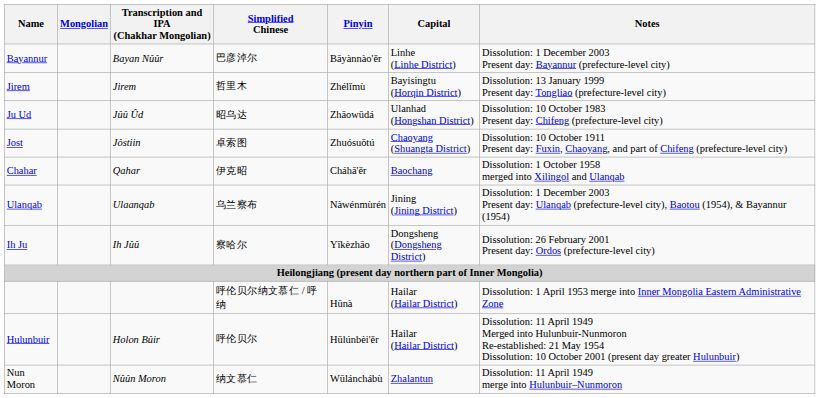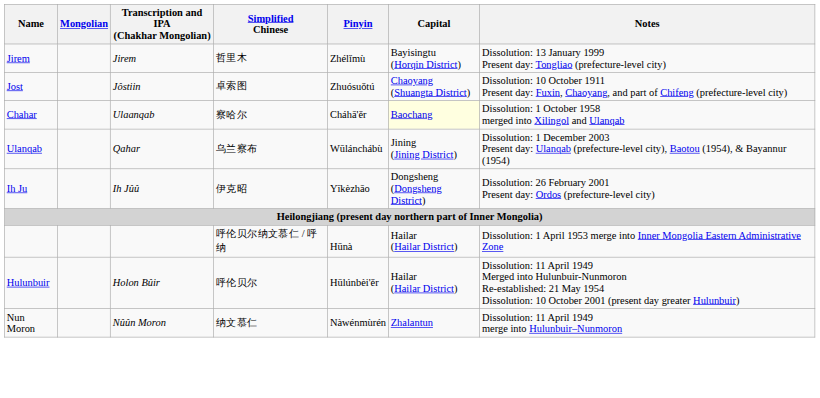- row: (27, 58)
- row: (19, 114)
(126, 171) Qahar -> (134, 114) Ulaanqab
(232, 170) 伊克昭 -> (232, 114) 察哈尔
(412, 171) no background -> (412, 114) lightyellow background
(134, 205) Ulaanqab -> (126, 148) Qahar
(358, 205) Nàwénmùrén -> (356, 148) Wūlánchábù
(232, 244) 察哈尔 -> (232, 188) 伊克昭
(356, 379) Wūlánchábù -> (358, 323) Nàwénmùrén
